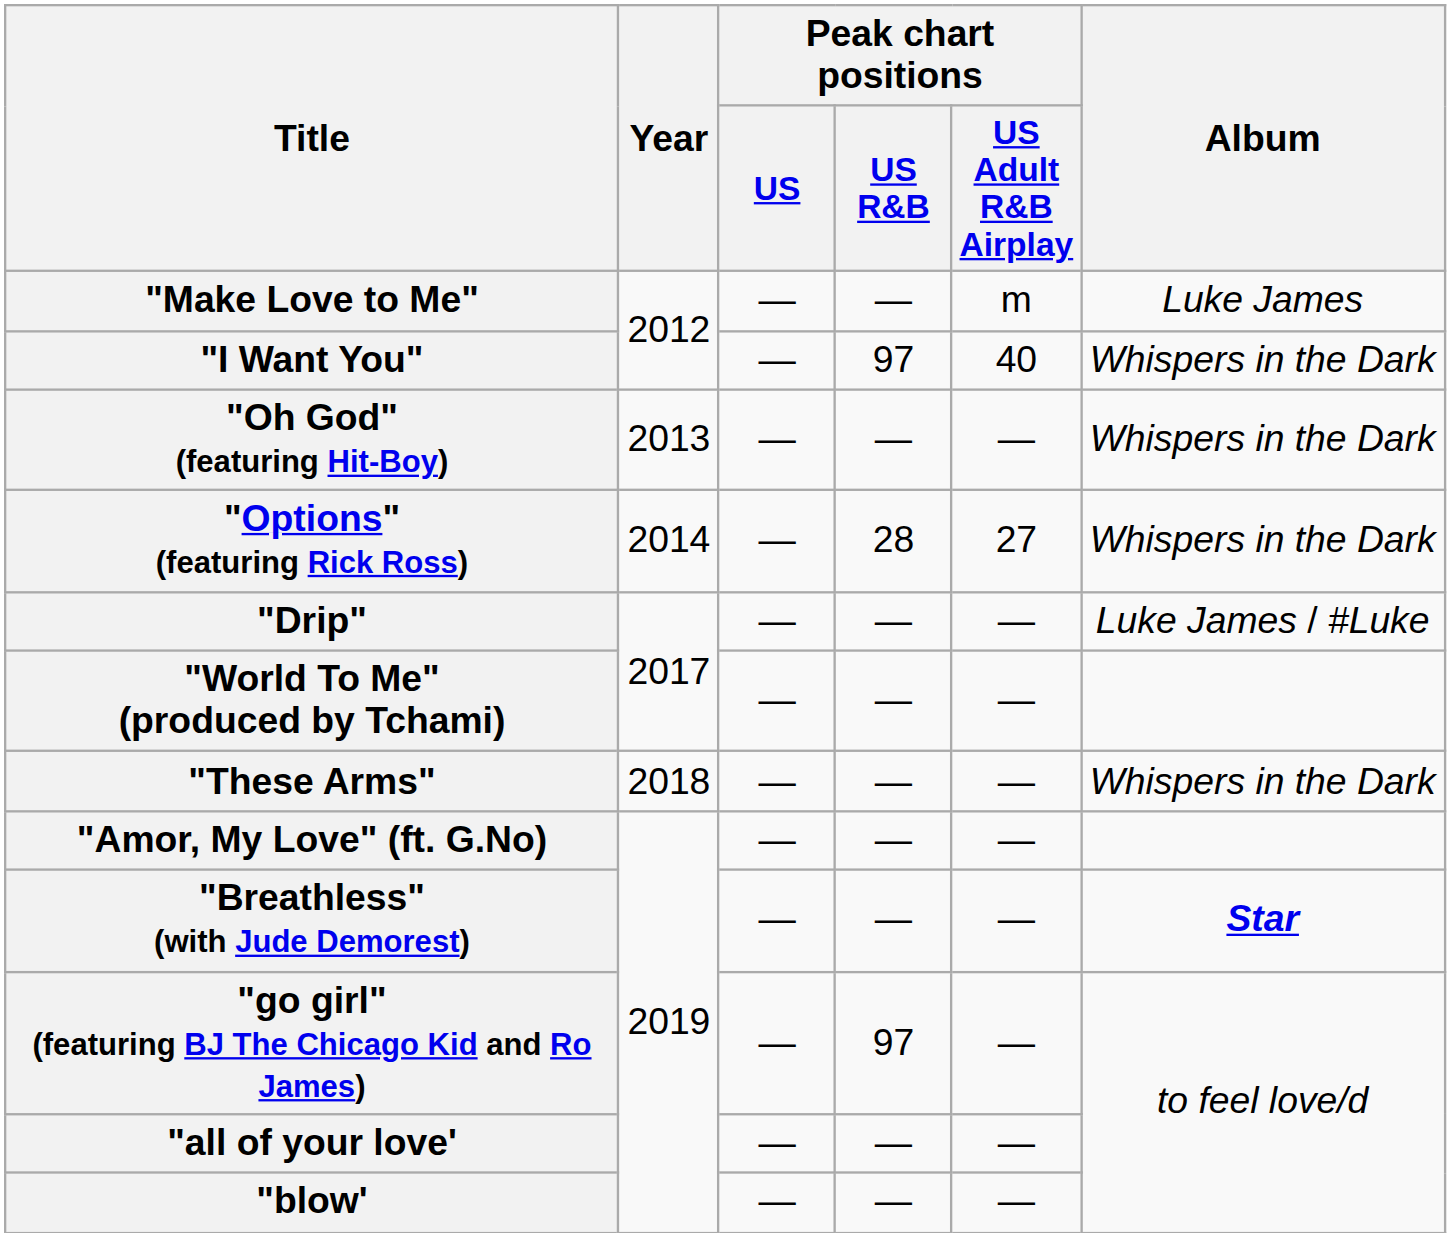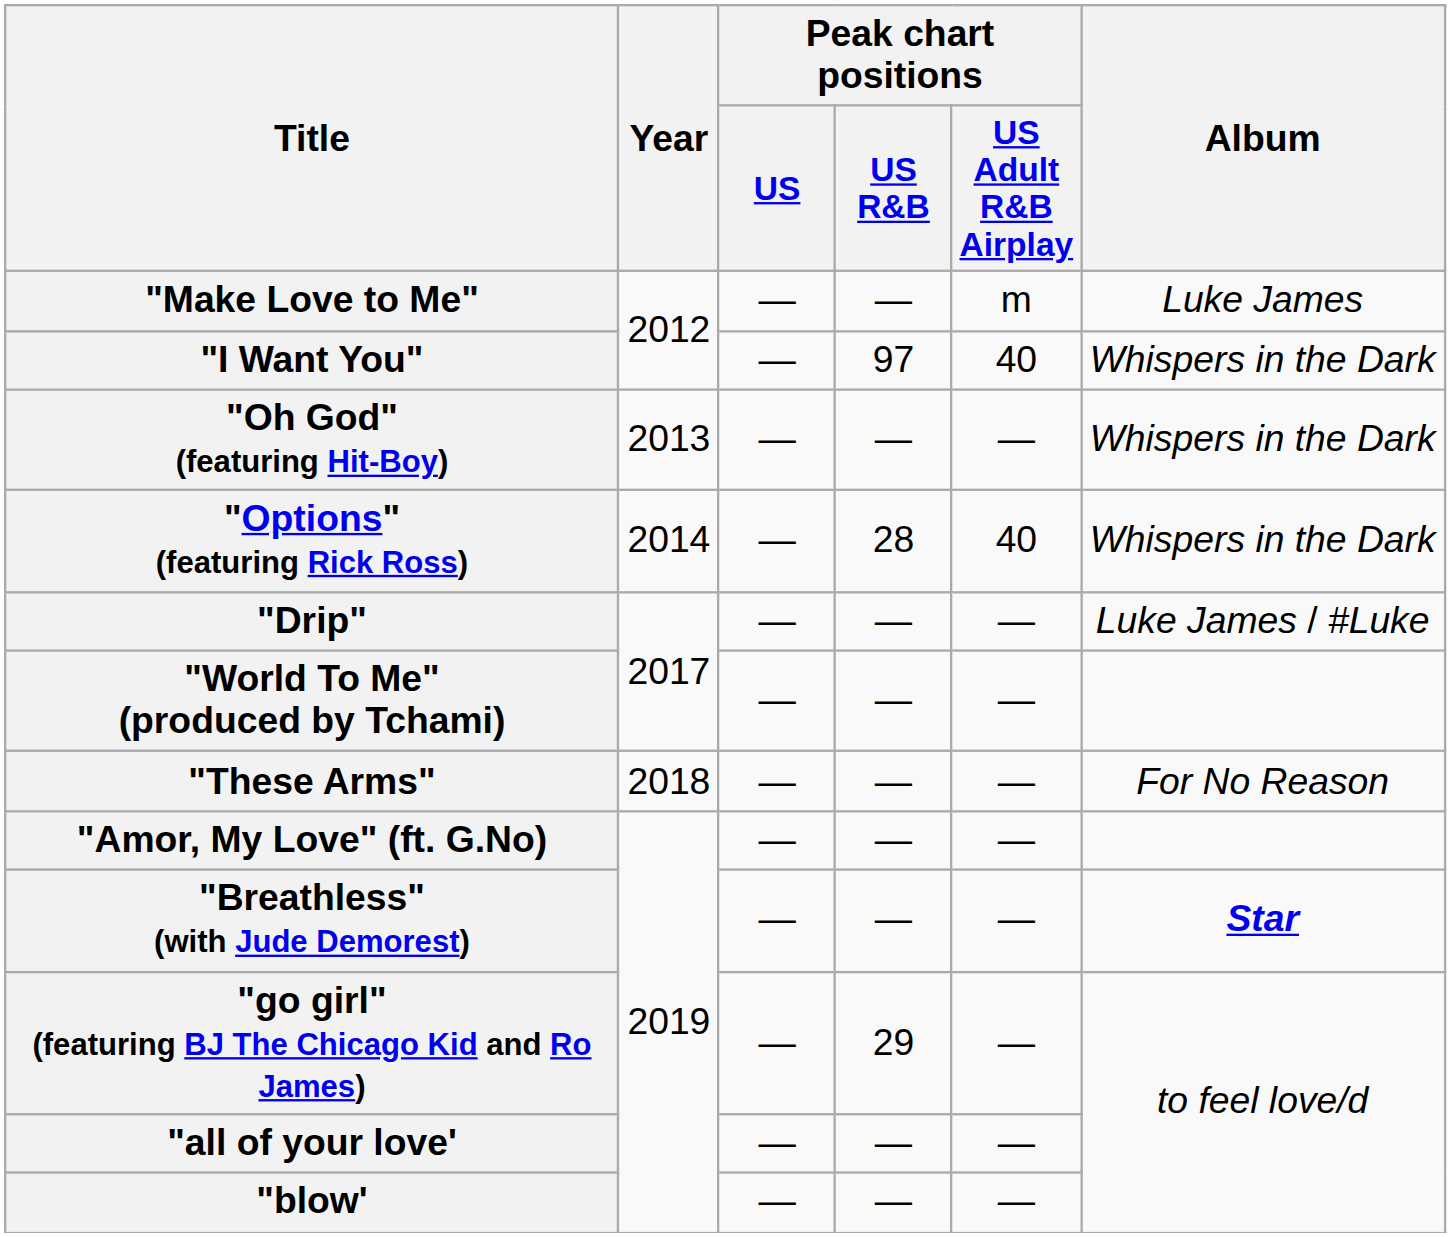(1016, 540) 27 -> (1016, 540) 40
(1263, 780) Whispers in the Dark -> (1263, 780) For No Reason
(893, 1041) 97 -> (893, 1041) 29
